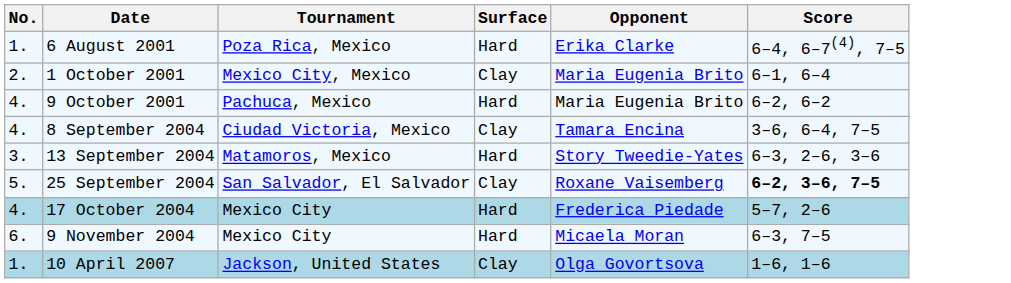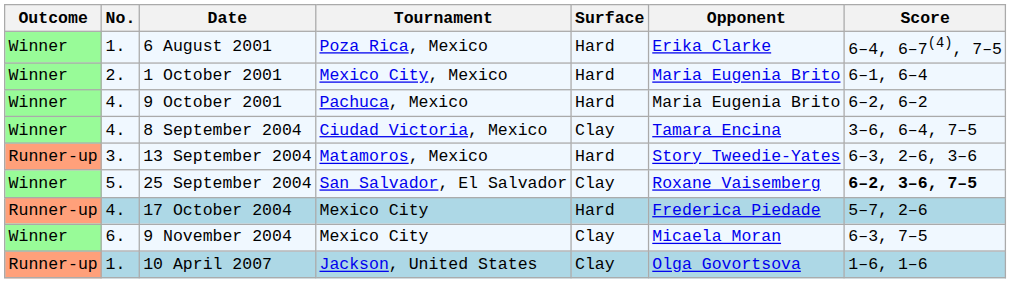+ column: (53, 18)
(498, 76) Clay -> (595, 76) Hard
(498, 238) Hard -> (595, 238) Clay
